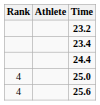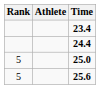- row: (82, 28)
(18, 76) 4 -> (18, 60) 5
(18, 92) 4 -> (18, 76) 5
